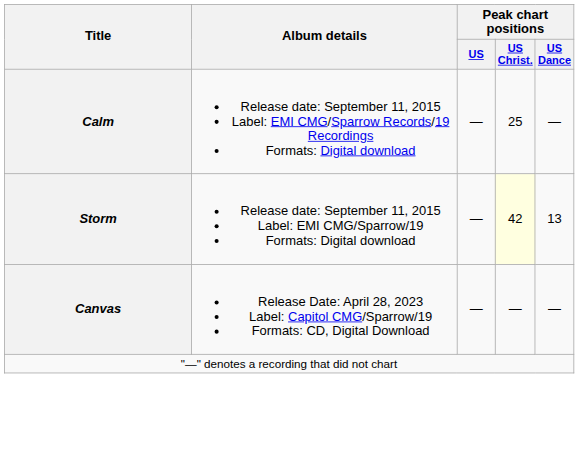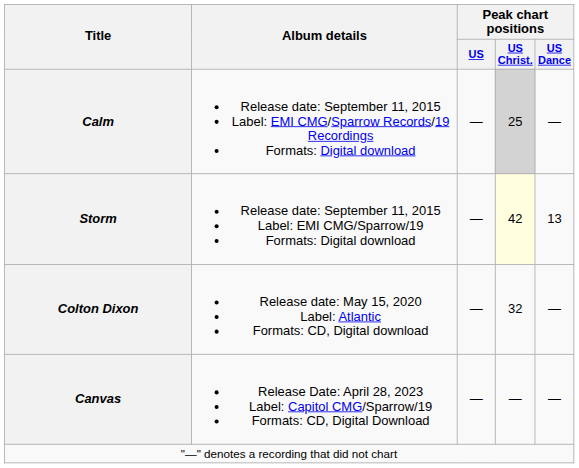(515, 121) no background -> (515, 121) lightgrey background
+ row: (98, 309)
